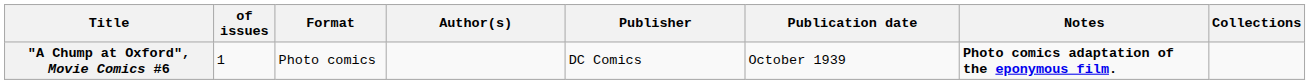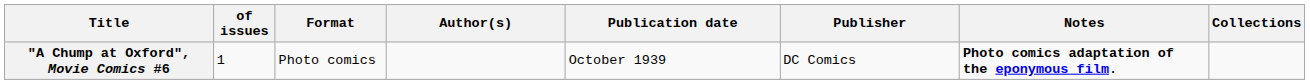columns swapped: (655, 23) <-> (853, 23)
